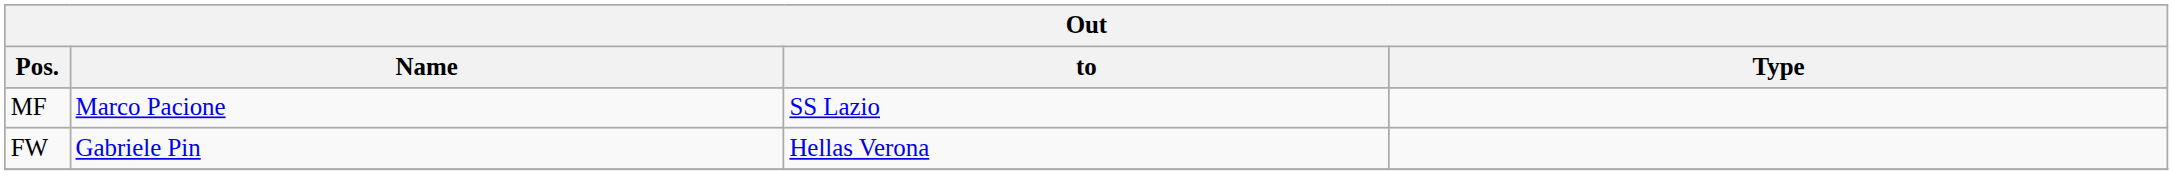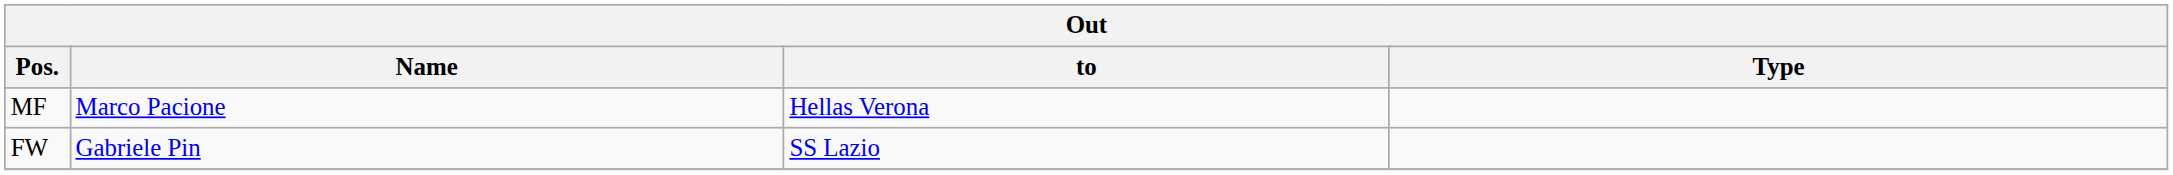(835, 107) SS Lazio -> (859, 107) Hellas Verona
(859, 148) Hellas Verona -> (835, 148) SS Lazio
